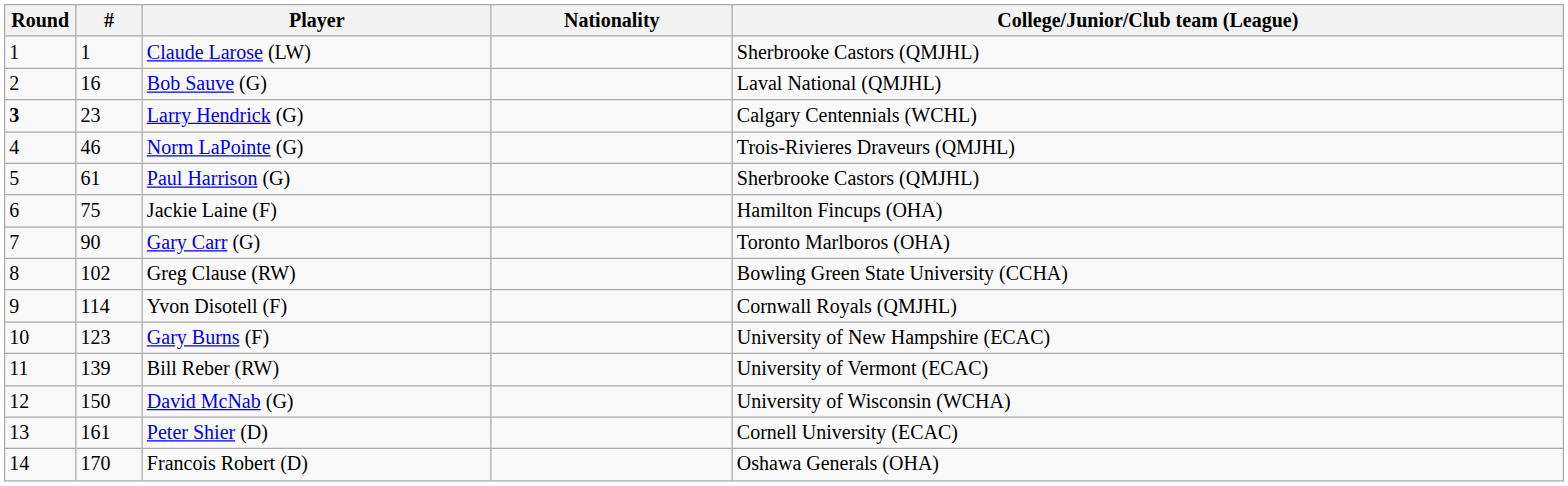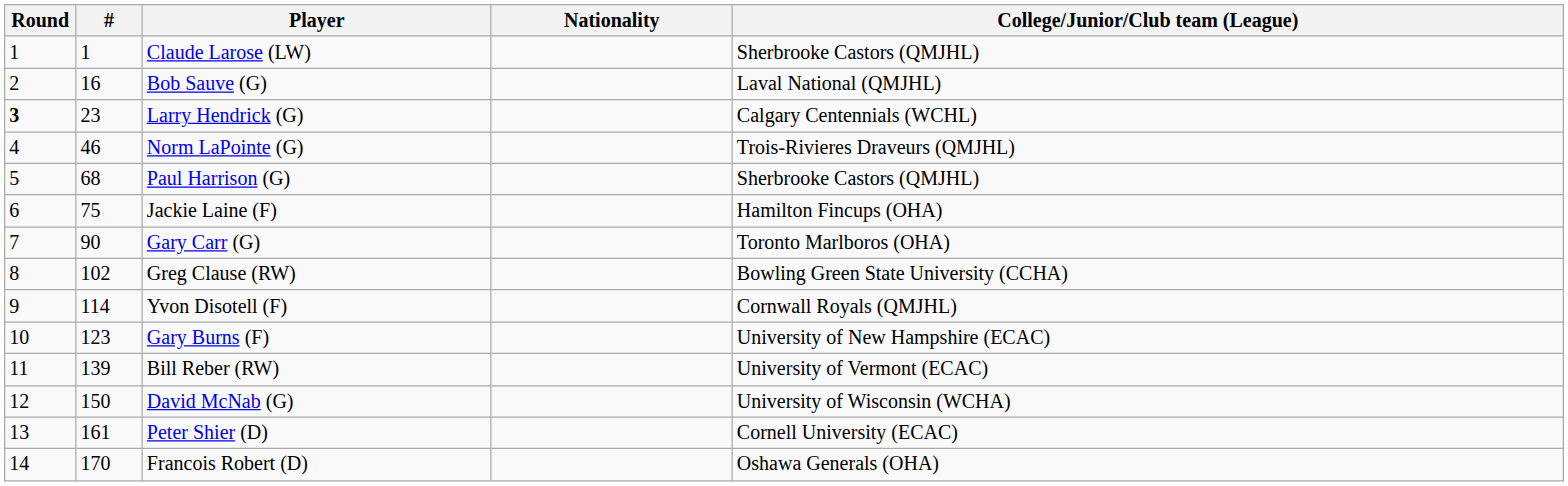(90, 178) 61 -> (90, 178) 68
